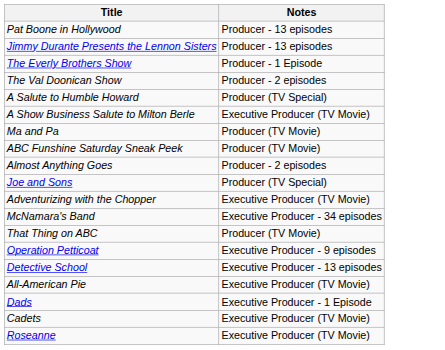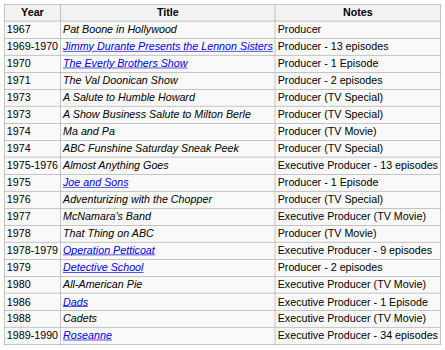+ column: (32, 13)
(277, 30) Producer - 13 episodes -> (299, 30) Producer
(296, 115) Executive Producer (TV Movie) -> (330, 115) Producer (TV Special)
(271, 149) Producer (TV Movie) -> (330, 149) Producer (TV Special)
(274, 166) Producer - 2 episodes -> (358, 166) Executive Producer - 13 episodes
(274, 183) Producer (TV Special) -> (328, 183) Producer - 1 Episode
(296, 200) Executive Producer (TV Movie) -> (330, 200) Producer (TV Special)
(302, 217) Executive Producer - 34 episodes -> (352, 217) Executive Producer (TV Movie)
(302, 268) Executive Producer - 13 episodes -> (330, 268) Producer - 2 episodes
(296, 336) Executive Producer (TV Movie) -> (358, 336) Executive Producer - 34 episodes
